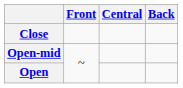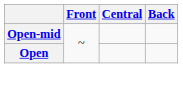- row: (34, 33)
